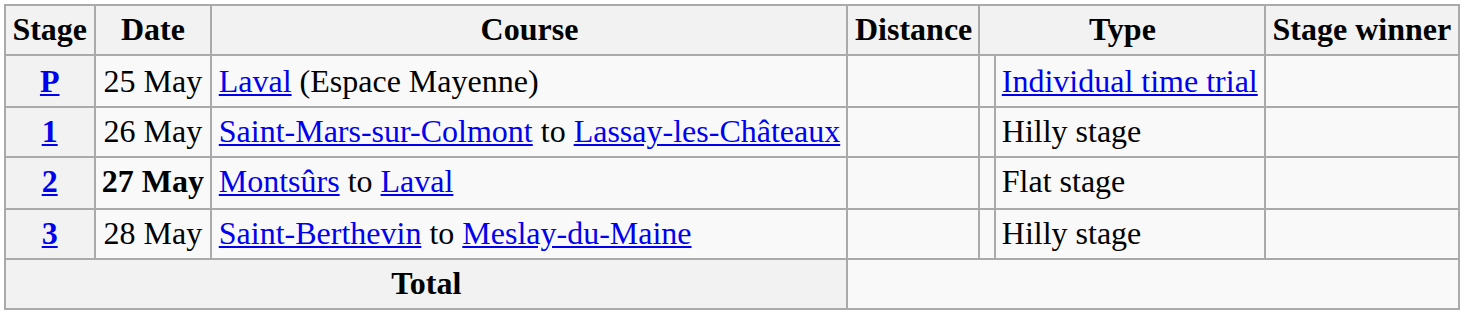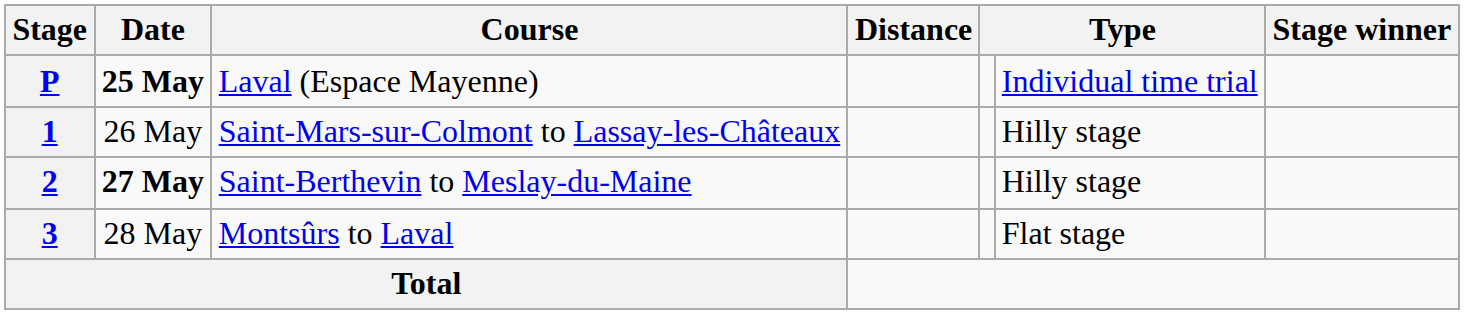(153, 80) normal -> (153, 80) bold
(336, 182) Montsûrs to Laval -> (455, 182) Saint-Berthevin to Meslay-du-Maine
(1064, 182) Flat stage -> (1072, 182) Hilly stage
(455, 232) Saint-Berthevin to Meslay-du-Maine -> (336, 232) Montsûrs to Laval
(1072, 232) Hilly stage -> (1064, 232) Flat stage
